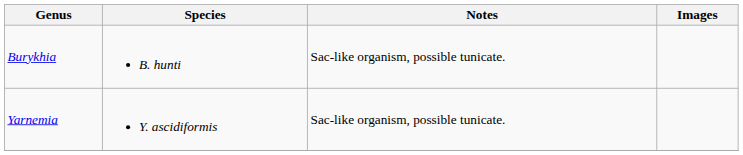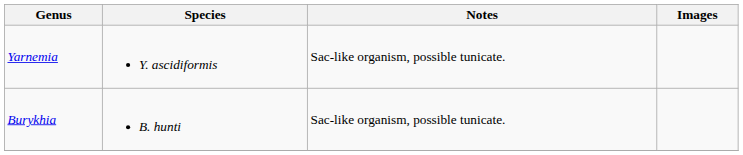rows swapped: (32, 56) <-> (33, 119)
